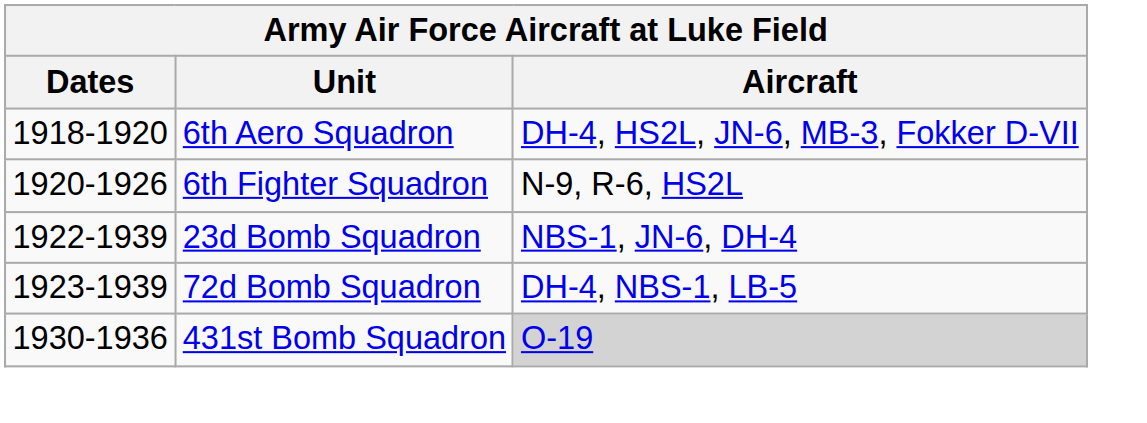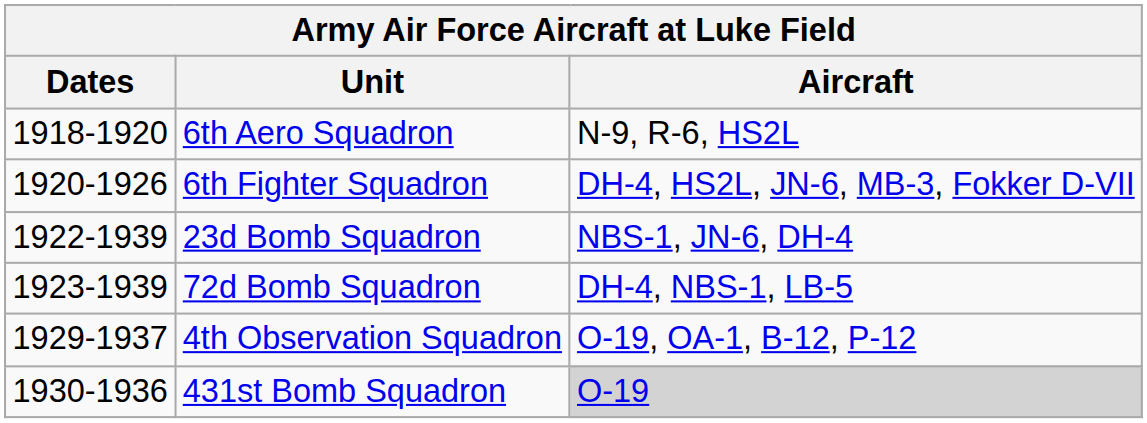(800, 133) DH-4, HS2L, JN-6, MB-3, Fokker D-VII -> (688, 133) N-9, R-6, HS2L
(632, 184) N-9, R-6, HS2L -> (856, 184) DH-4, HS2L, JN-6, MB-3, Fokker D-VII
+ row: (372, 339)
